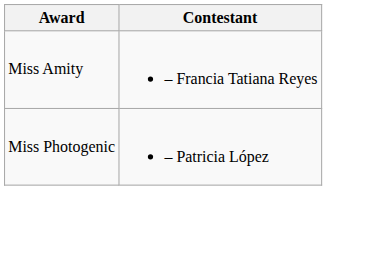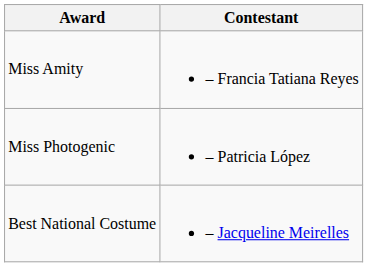+ row: (82, 223)
